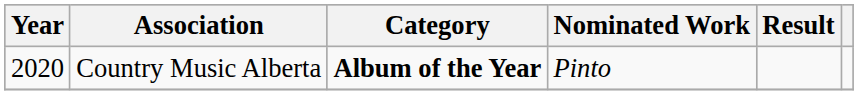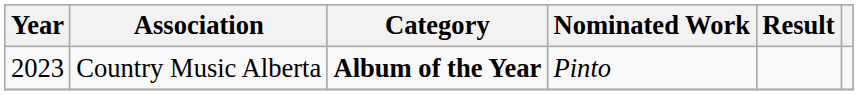(38, 67) 2020 -> (38, 67) 2023
